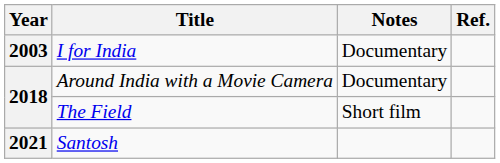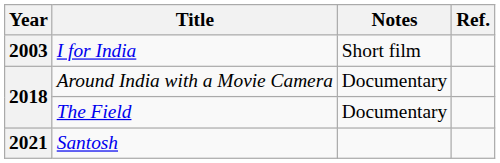(395, 50) Documentary -> (381, 50) Short film
(381, 111) Short film -> (395, 111) Documentary
